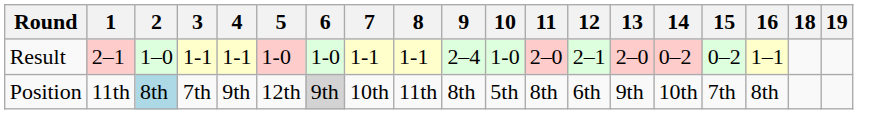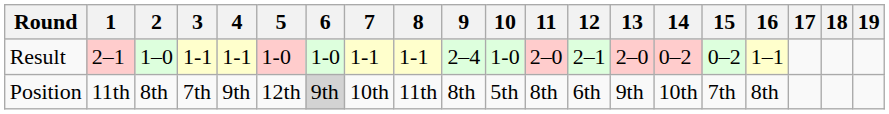+ column: (805, 21)
(154, 91) lightblue background -> (154, 91) no background
